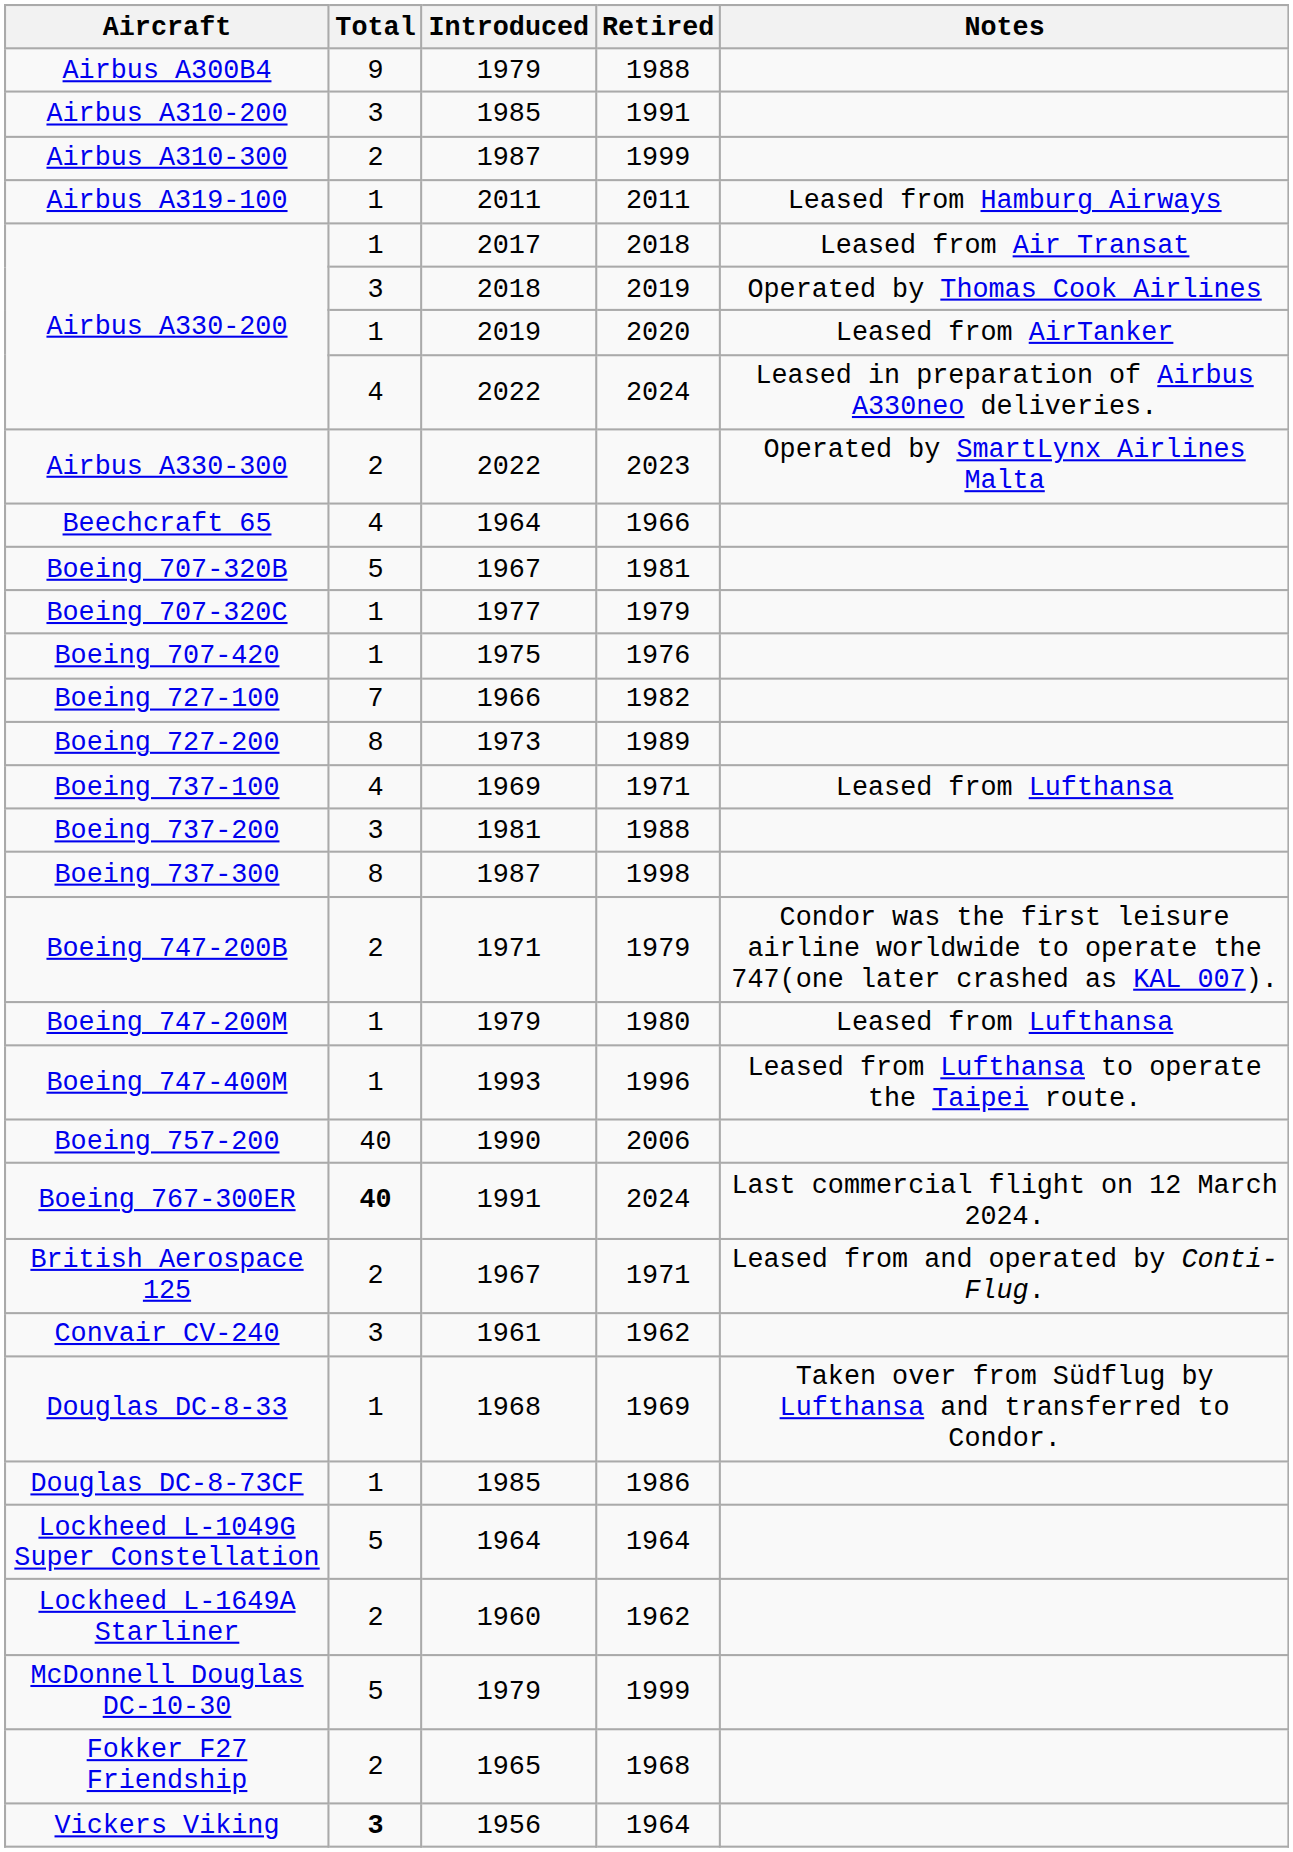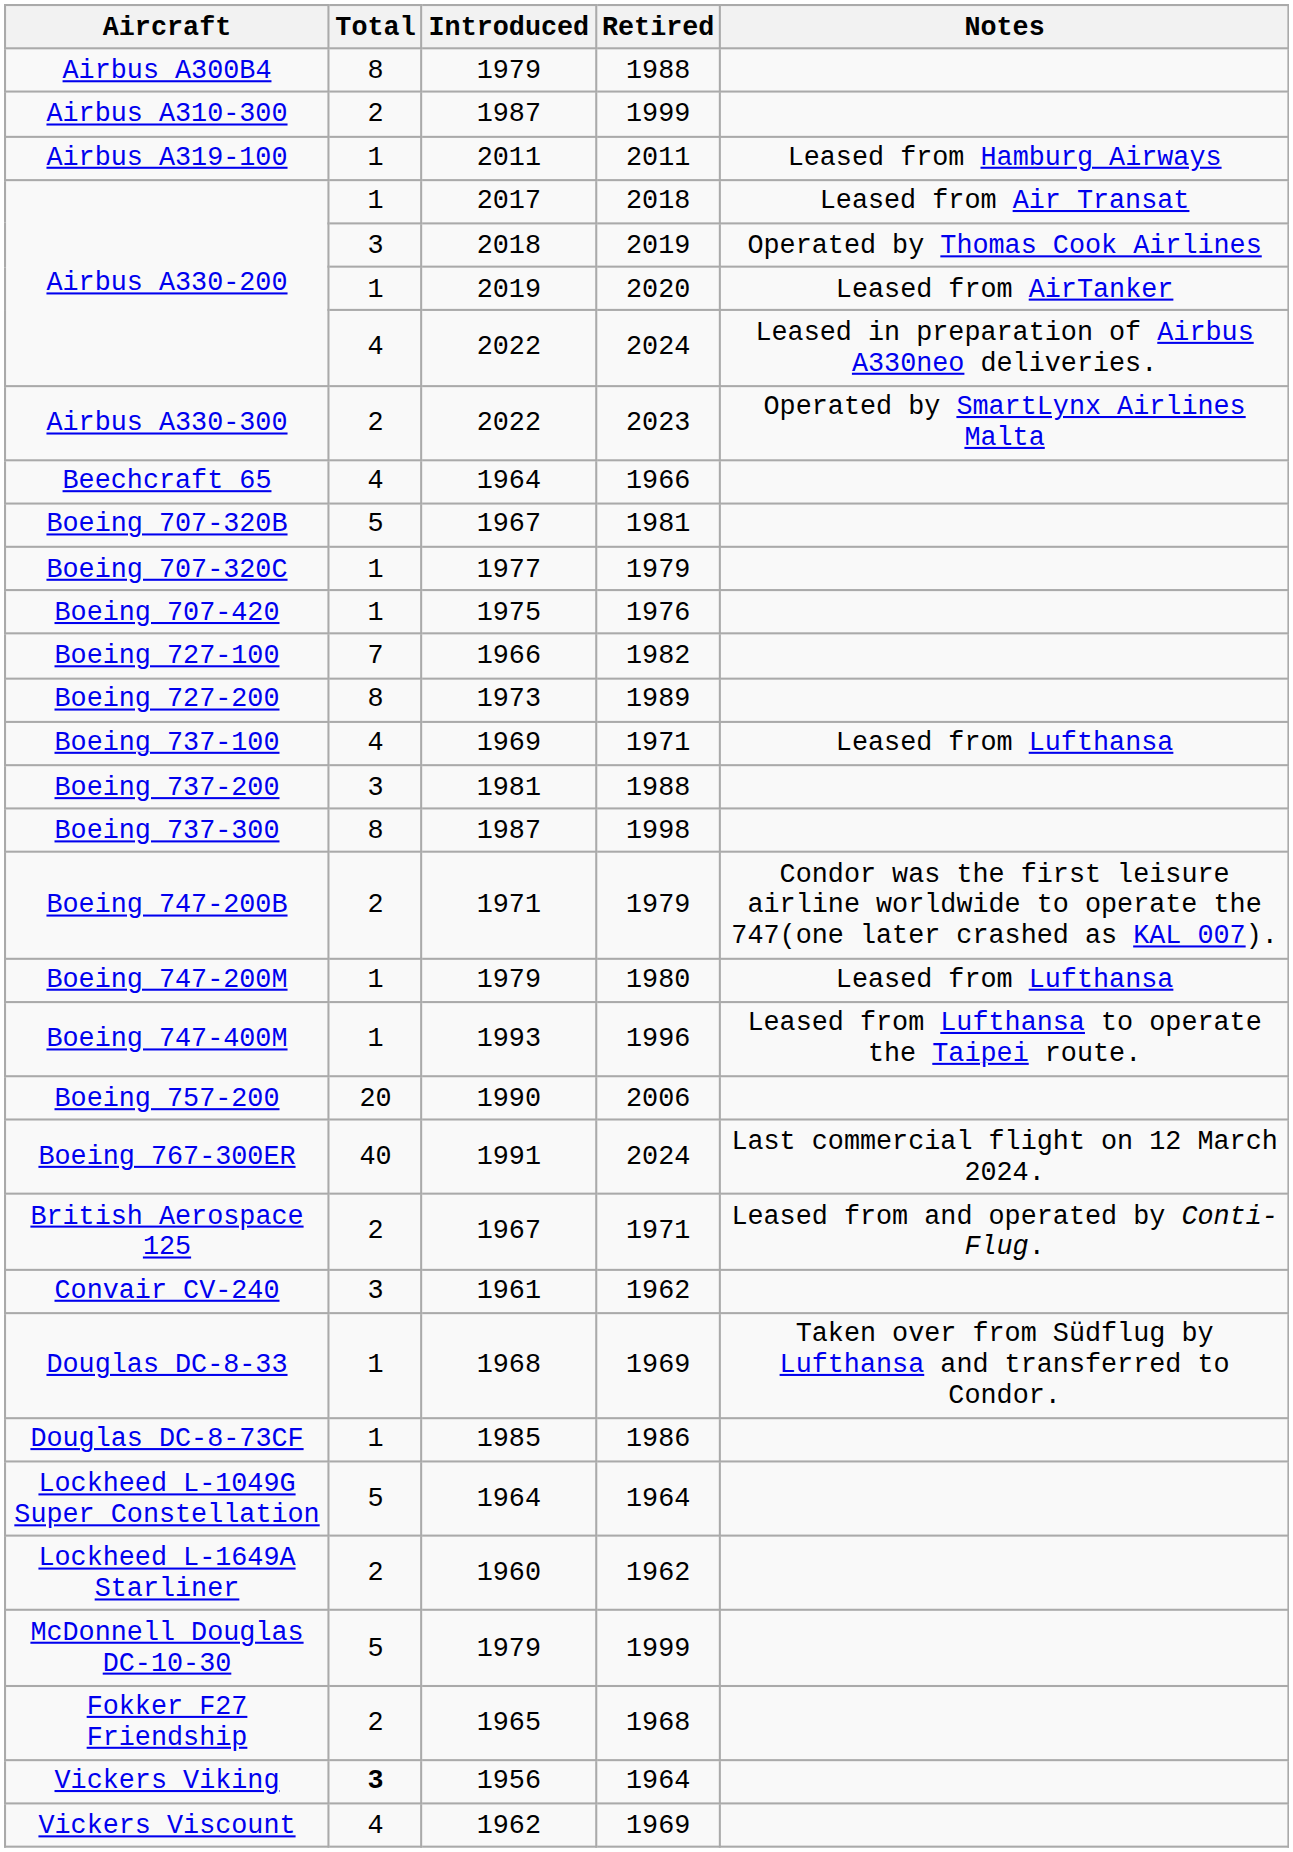(376, 70) 9 -> (376, 70) 8
- row: (167, 114)
(376, 1142) 40 -> (376, 1098) 20
(376, 1201) bold -> (376, 1157) normal
+ row: (167, 1825)
